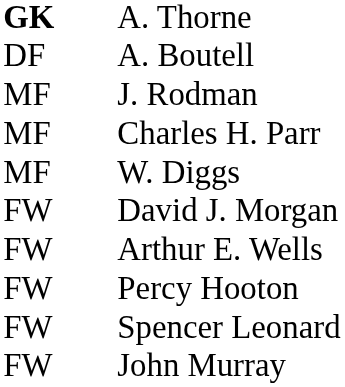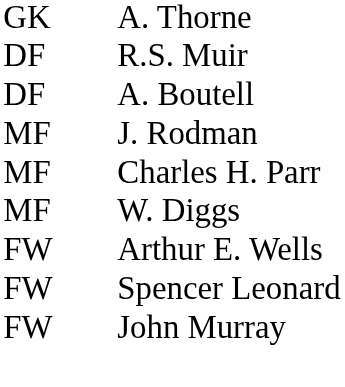(29, 16) bold -> (27, 16) normal
+ row: (183, 55)
- row: (228, 210)
- row: (208, 288)
